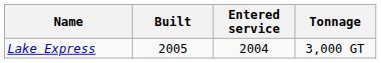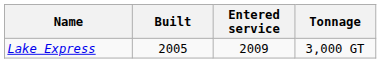(254, 48) 2004 -> (254, 48) 2009
